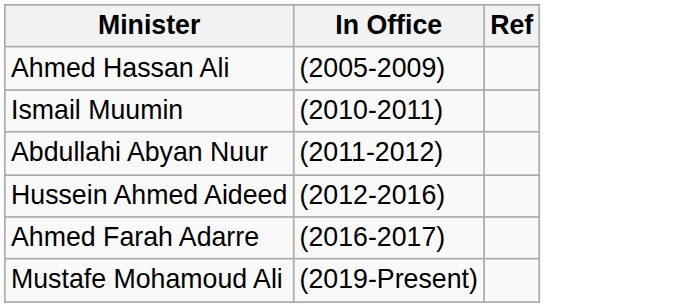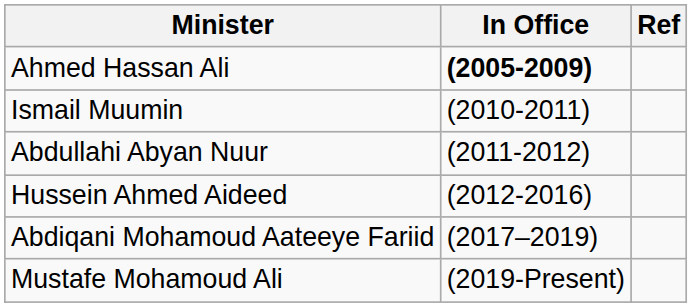(372, 68) normal -> (519, 68) bold
- row: (135, 237)
+ row: (223, 237)
